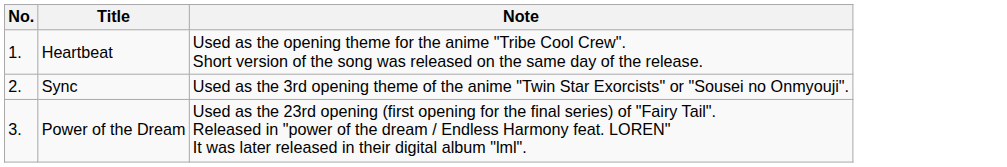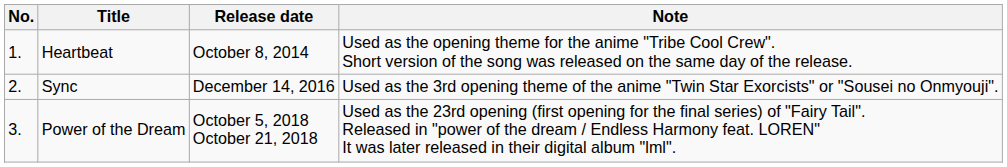+ column: (264, 17)
